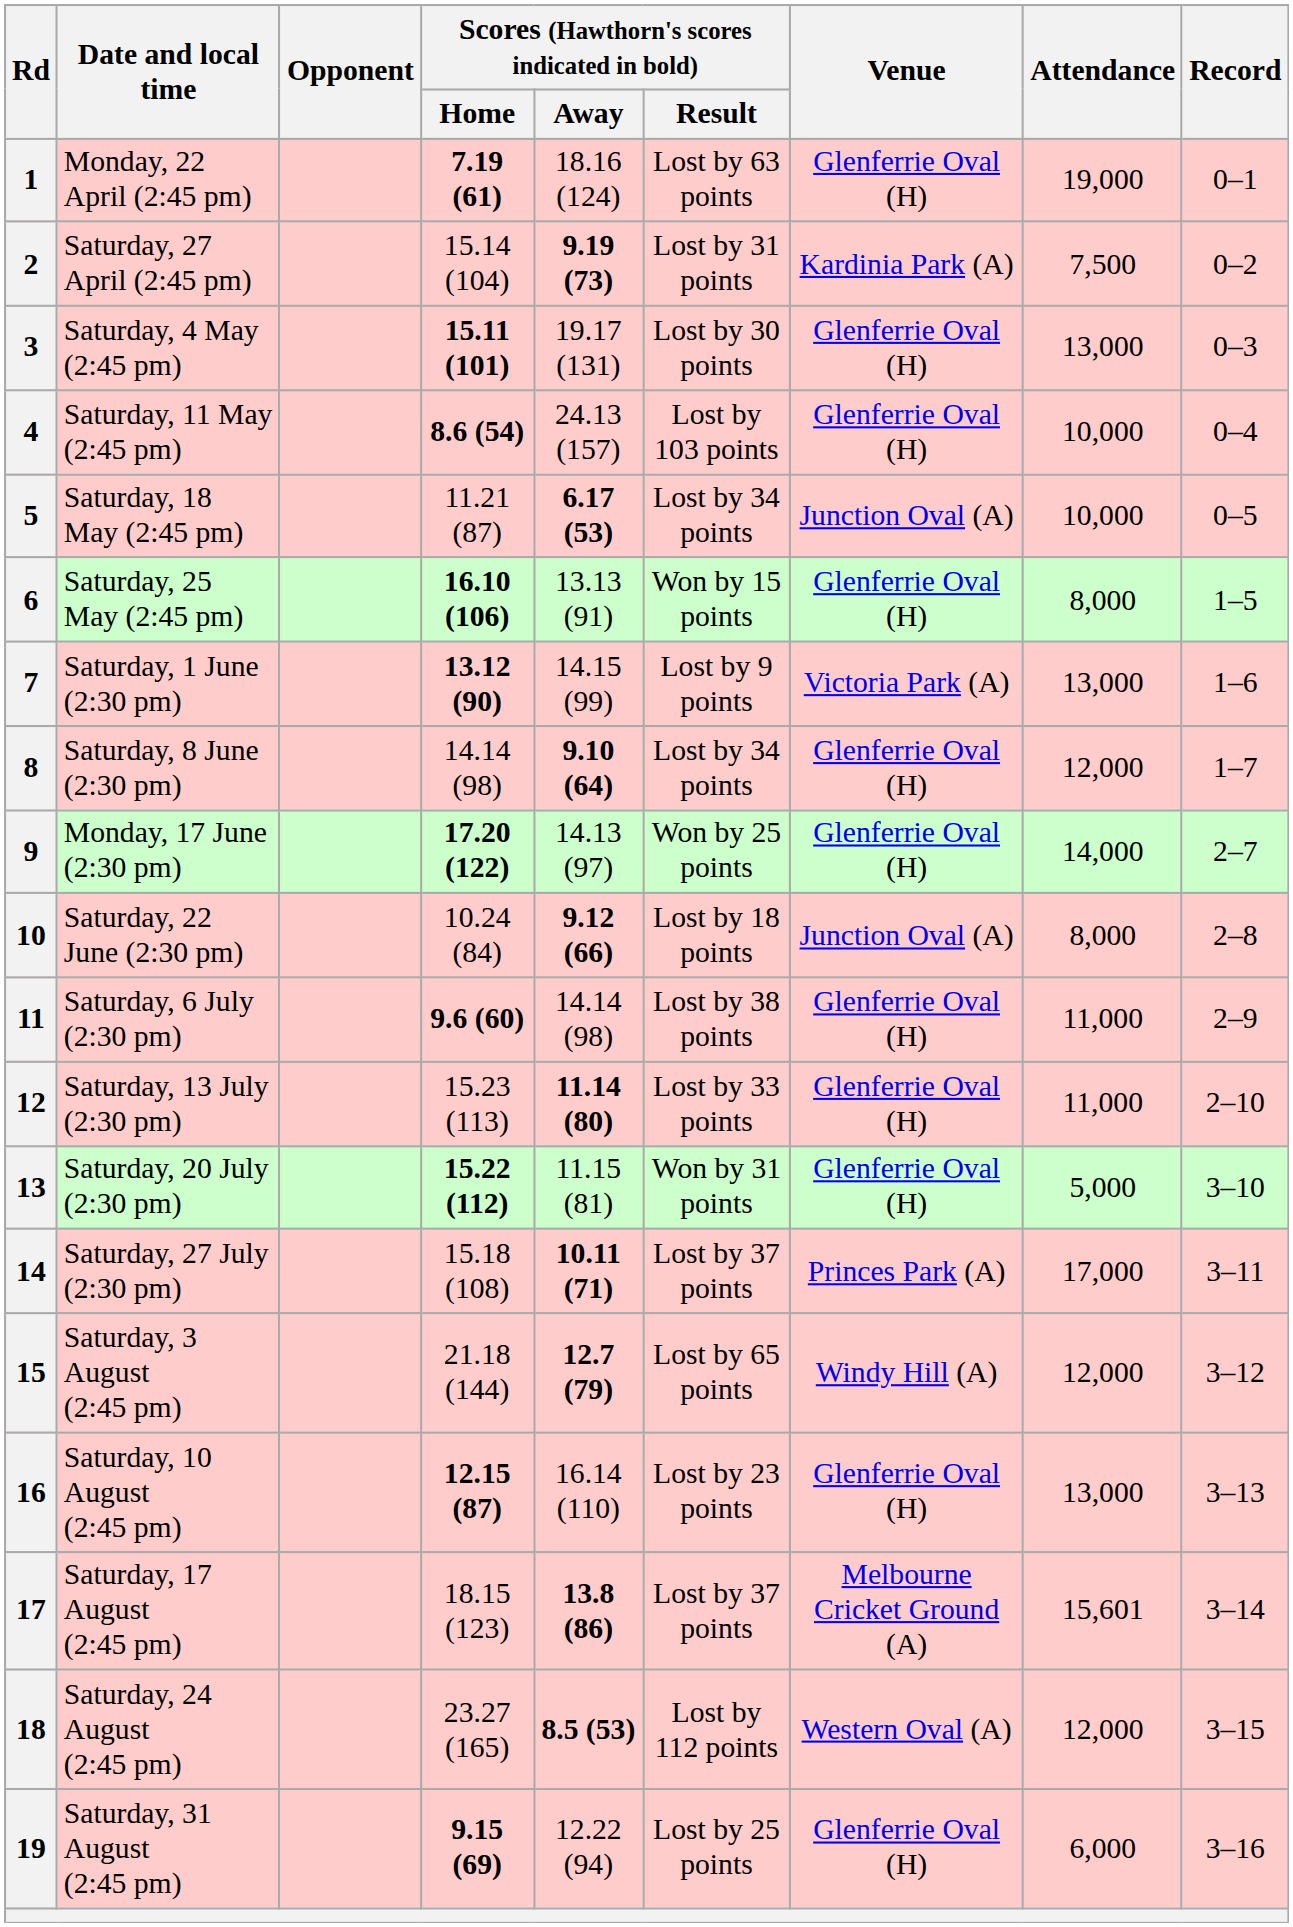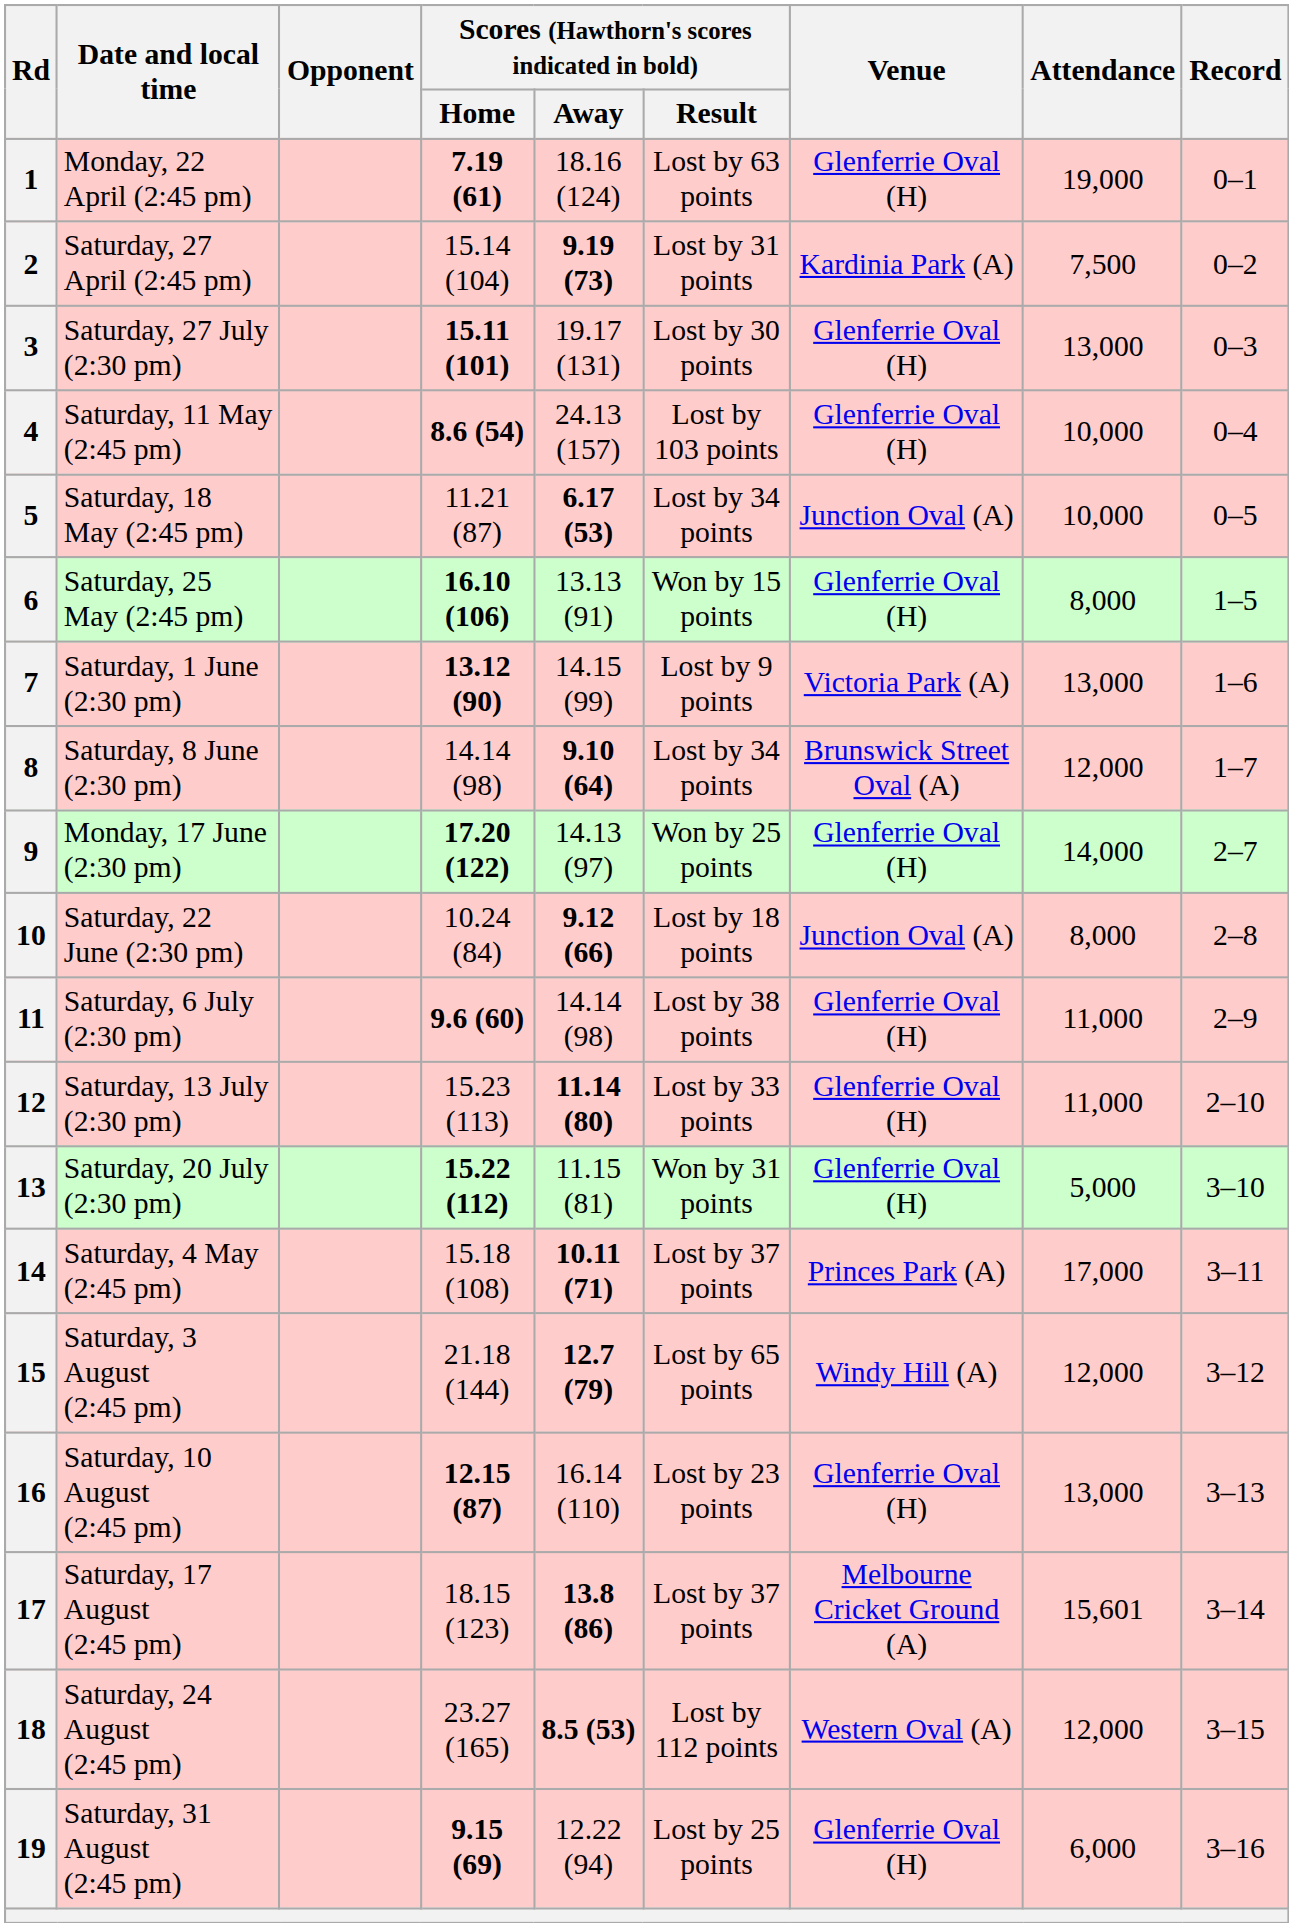(161, 347) Saturday, 4 May (2:45 pm) -> (166, 347) Saturday, 27 July (2:30 pm)
(907, 767) Glenferrie Oval (H) -> (907, 767) Brunswick Street Oval (A)
(166, 1271) Saturday, 27 July (2:30 pm) -> (161, 1271) Saturday, 4 May (2:45 pm)
